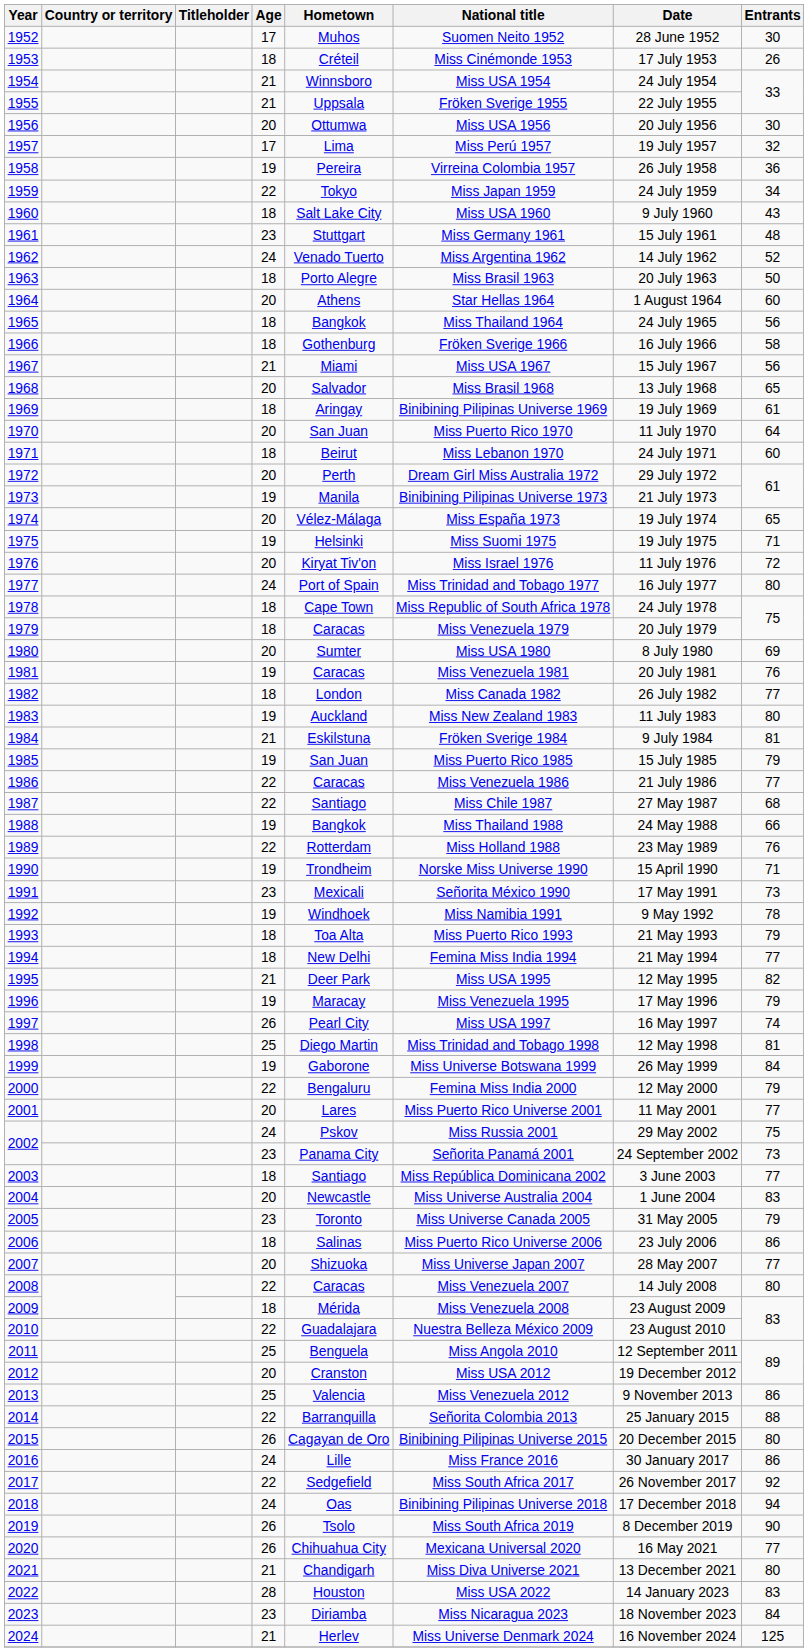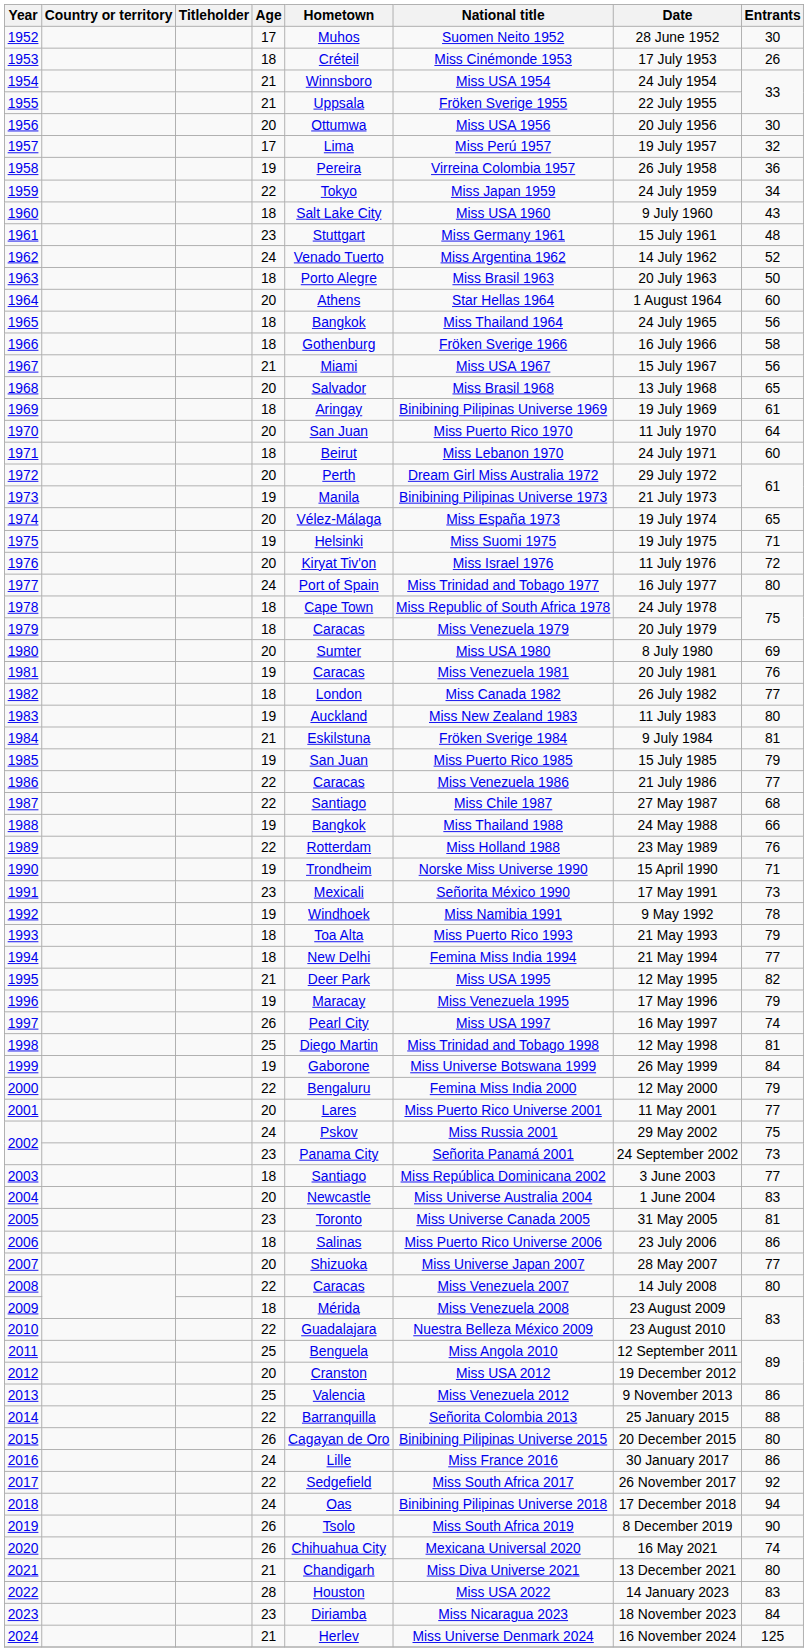(773, 1220) 79 -> (773, 1220) 81
(773, 1548) 77 -> (773, 1548) 74
